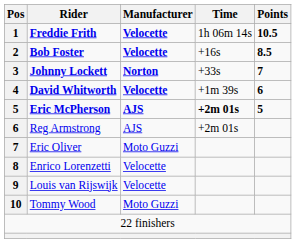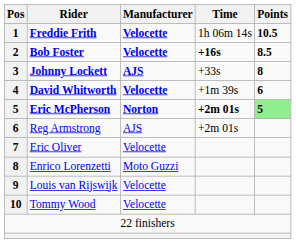(209, 52) normal -> (209, 52) bold
(141, 71) Norton -> (133, 71) AJS
(260, 71) 7 -> (260, 71) 8
(133, 109) AJS -> (141, 109) Norton
(260, 109) no background -> (260, 109) lightgreen background
(151, 147) Moto Guzzi -> (144, 147) Velocette
(144, 166) Velocette -> (151, 166) Moto Guzzi
(151, 204) Moto Guzzi -> (144, 204) Velocette
